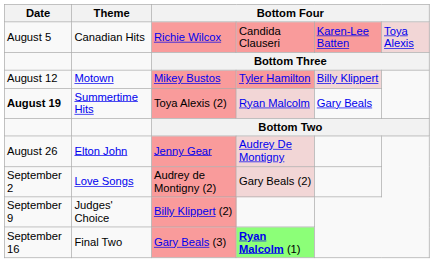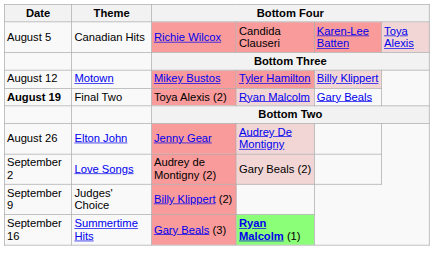(106, 103) Summertime Hits -> (98, 97) Final Two
(98, 242) Final Two -> (106, 229) Summertime Hits
